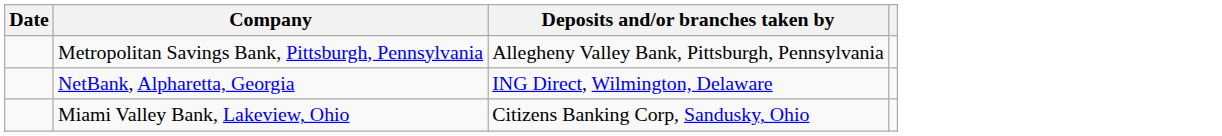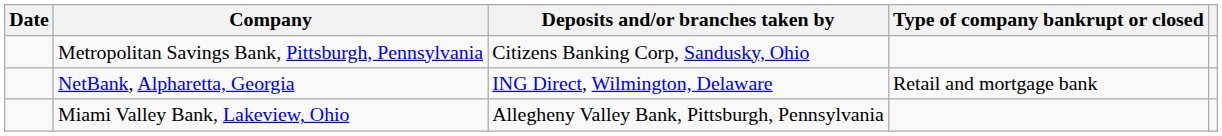+ column: (1048, 20)
(688, 51) Allegheny Valley Bank, Pittsburgh, Pennsylvania -> (651, 51) Citizens Banking Corp, Sandusky, Ohio
(651, 114) Citizens Banking Corp, Sandusky, Ohio -> (688, 114) Allegheny Valley Bank, Pittsburgh, Pennsylvania
